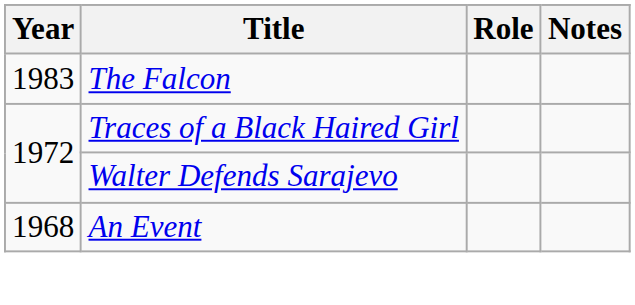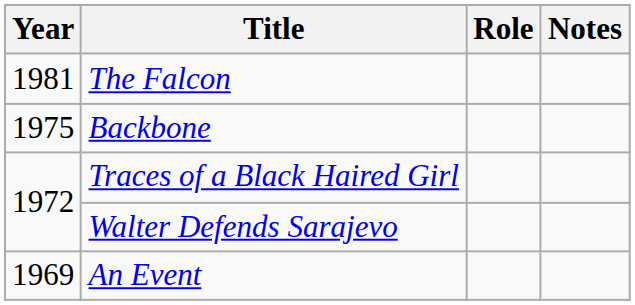(43, 78) 1983 -> (43, 78) 1981
+ row: (150, 127)
(43, 226) 1968 -> (43, 275) 1969
